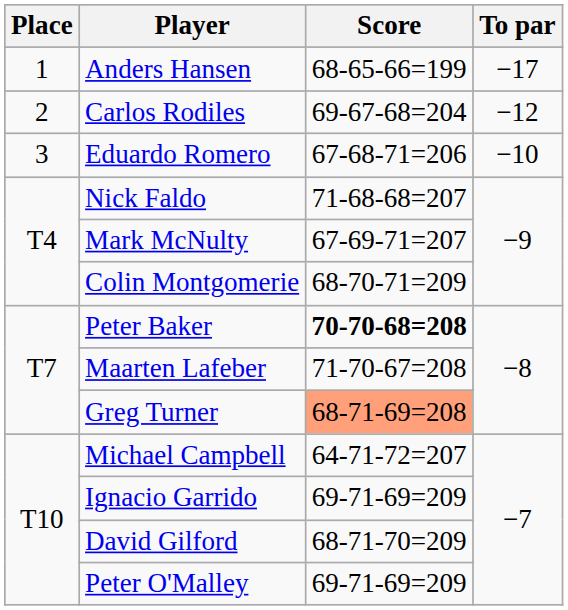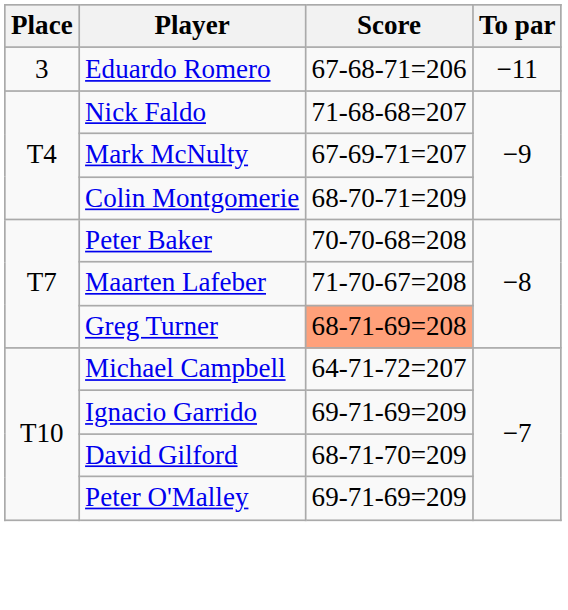- row: (168, 68)
- row: (165, 111)
(517, 154) −10 -> (517, 68) −11
(389, 326) bold -> (389, 240) normal
